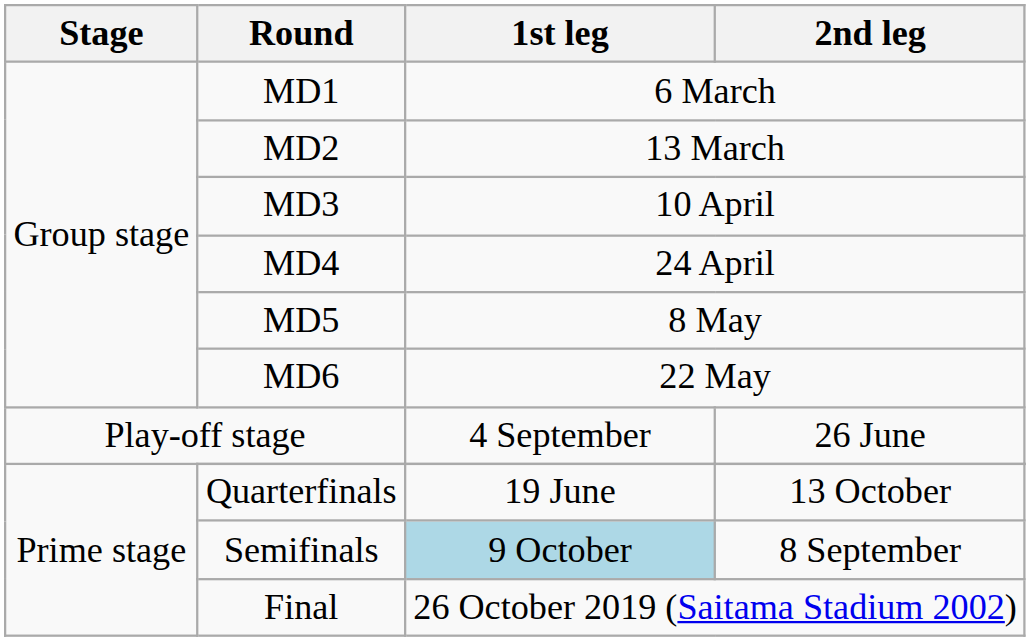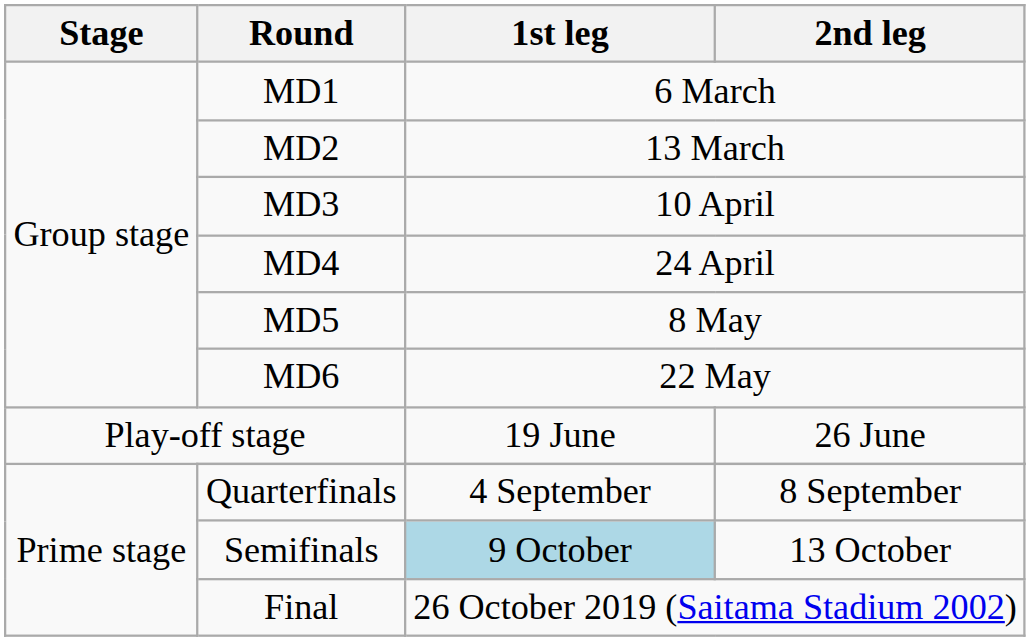(560, 434) 4 September -> (560, 434) 19 June
(560, 491) 19 June -> (560, 491) 4 September
(870, 491) 13 October -> (870, 491) 8 September
(870, 549) 8 September -> (870, 549) 13 October
